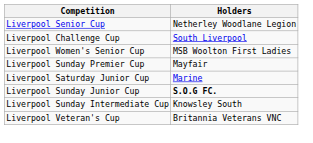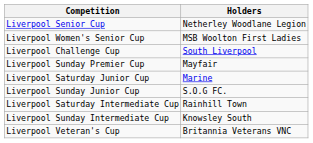rows swapped: (75, 51) <-> (63, 38)
(195, 91) bold -> (205, 91) normal
+ row: (93, 104)
